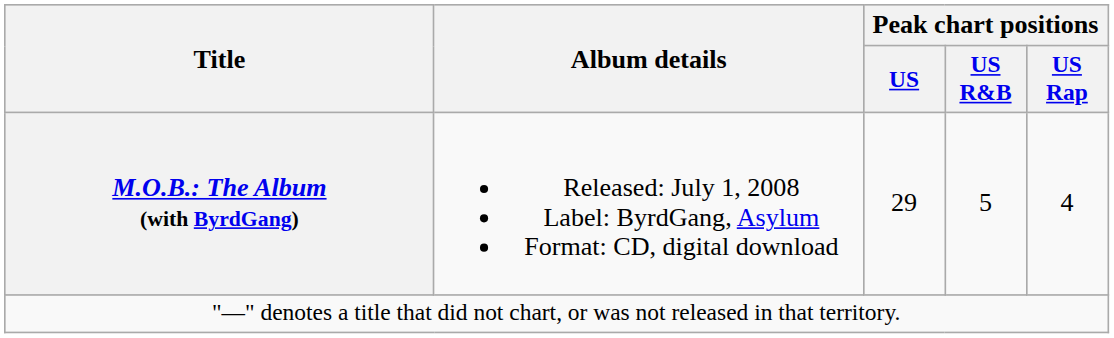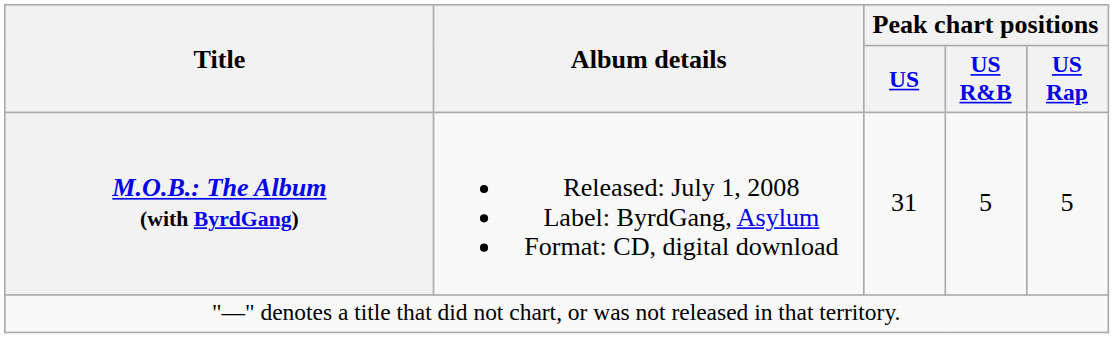(904, 203) 29 -> (904, 203) 31
(1067, 203) 4 -> (1067, 203) 5
